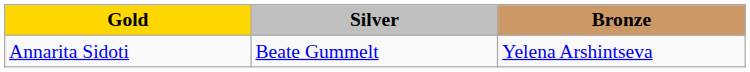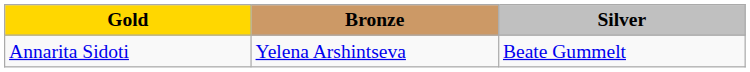columns swapped: (374, 19) <-> (621, 19)
